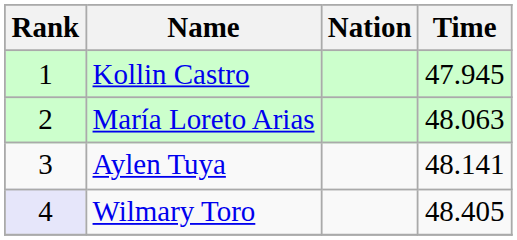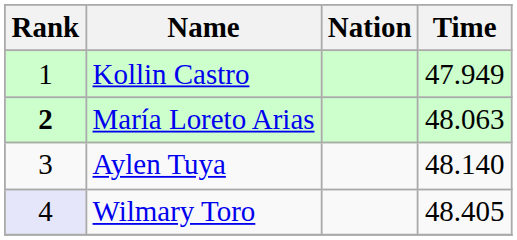(465, 73) 47.945 -> (465, 73) 47.949
(45, 119) normal -> (45, 119) bold
(465, 165) 48.141 -> (465, 165) 48.140
